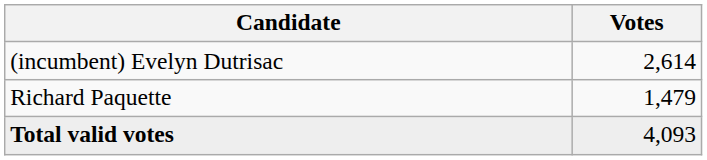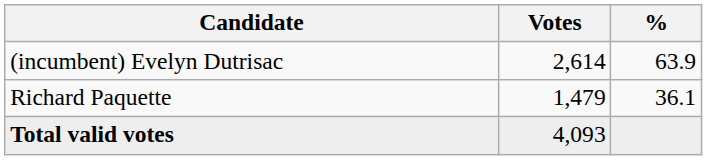+ column: (656, 23)
